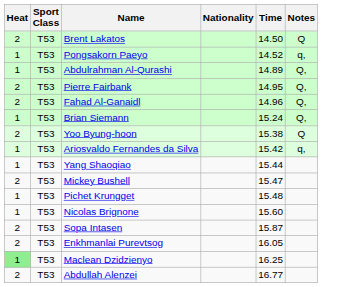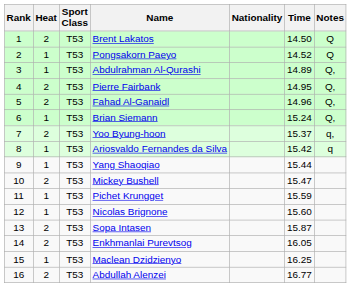+ column: (19, 17)
(301, 54) q, -> (330, 54) Q
(271, 133) 15.38 -> (299, 133) 15.37
(301, 133) Q -> (330, 133) q,
(301, 149) q, -> (330, 149) q
(271, 196) 15.48 -> (299, 196) 15.59
(17, 259) lightgreen background -> (46, 259) no background
